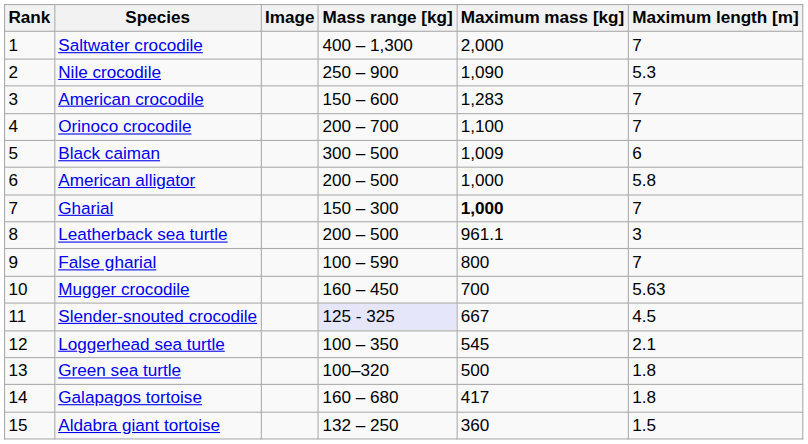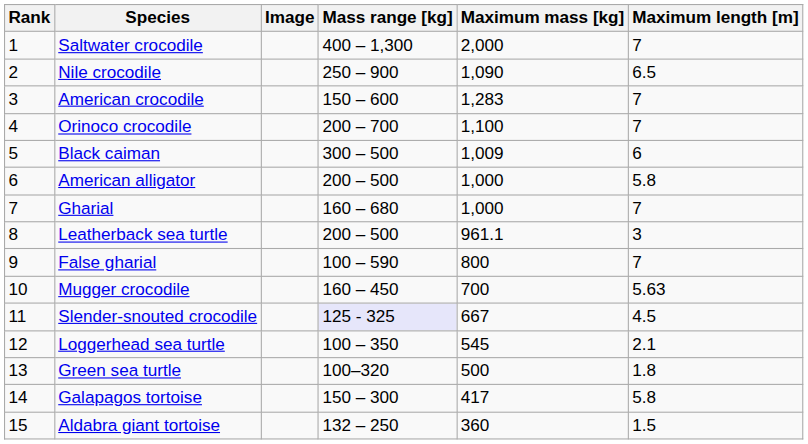(644, 72) 5.3 -> (644, 72) 6.5
(360, 208) 150 – 300 -> (360, 208) 160 – 680
(482, 208) bold -> (482, 208) normal
(360, 398) 160 – 680 -> (360, 398) 150 – 300
(644, 398) 1.8 -> (644, 398) 5.8
